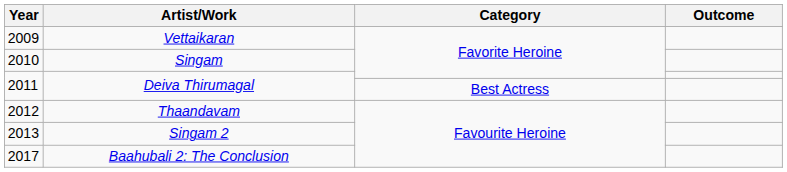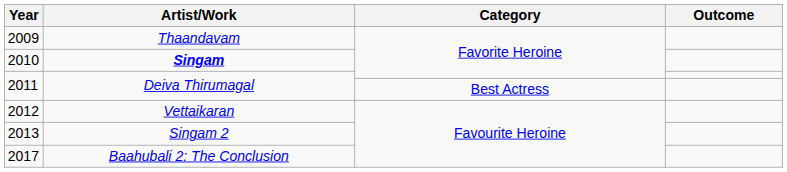(199, 37) Vettaikaran -> (199, 37) Thaandavam
(199, 60) normal -> (199, 60) bold
(199, 111) Thaandavam -> (199, 111) Vettaikaran
